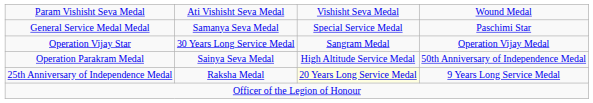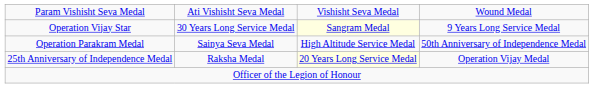- row: (90, 28)
(358, 43) no background -> (358, 28) lightyellow background
(504, 43) Operation Vijay Medal -> (504, 28) 9 Years Long Service Medal
(504, 75) 9 Years Long Service Medal -> (504, 59) Operation Vijay Medal
